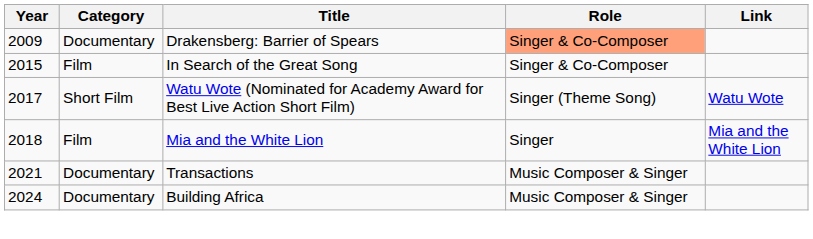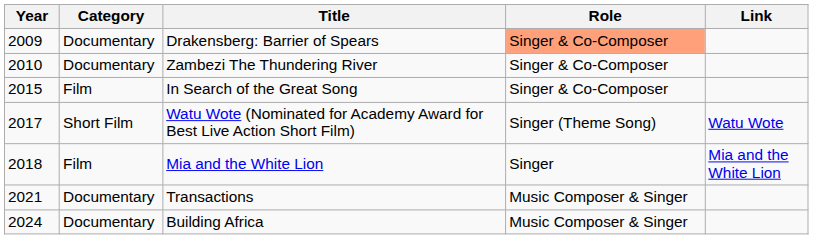+ row: (272, 65)
